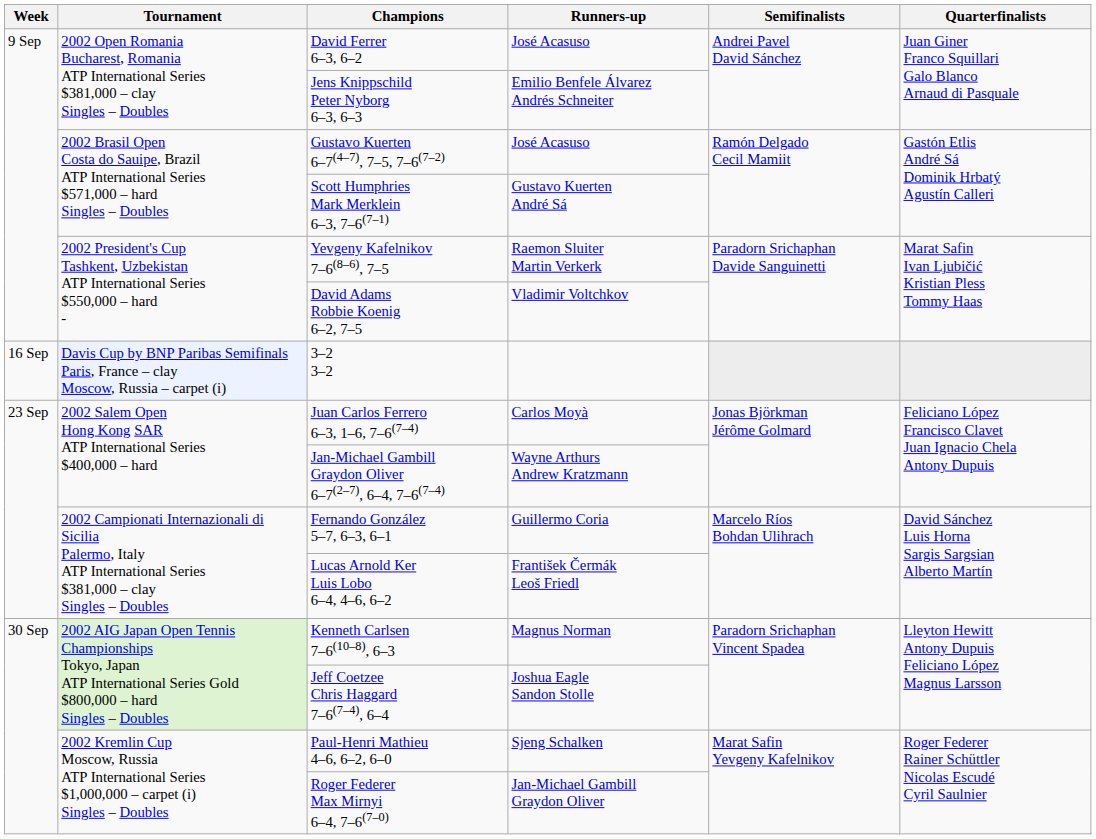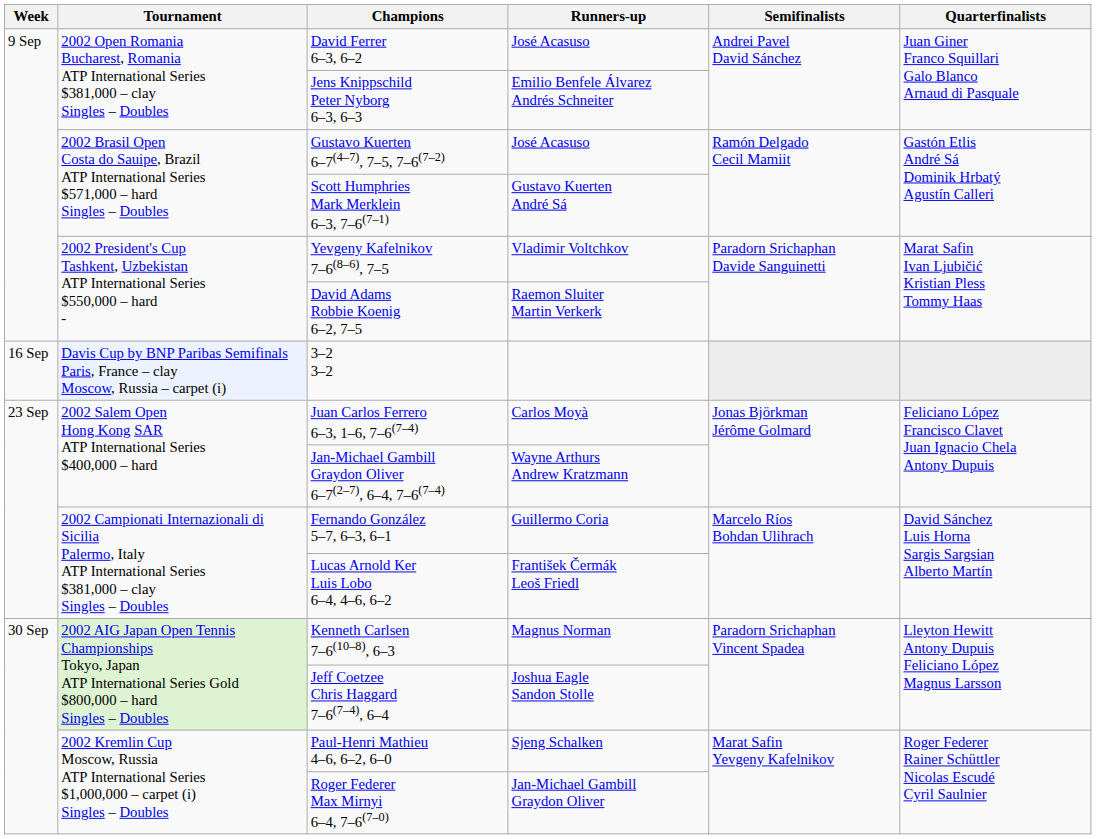(558, 257) Raemon Sluiter Martin Verkerk -> (570, 249) Vladimir Voltchkov
(570, 293) Vladimir Voltchkov -> (558, 302) Raemon Sluiter Martin Verkerk
